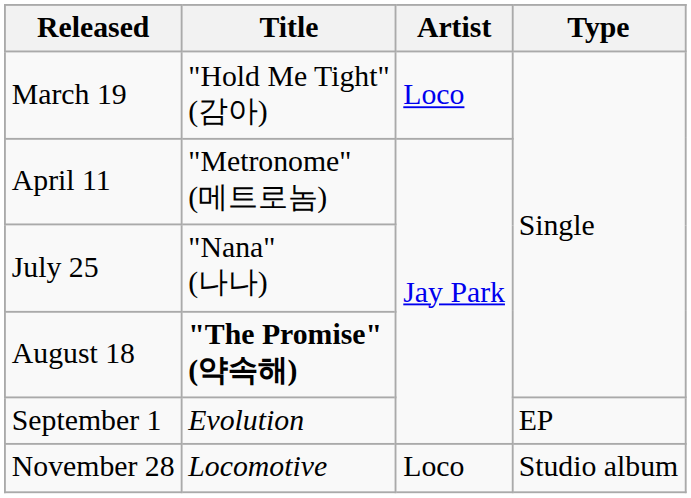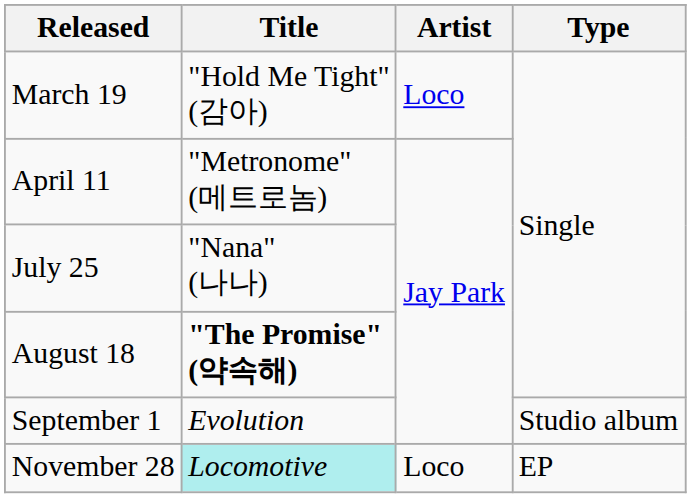(536, 420) EP -> (598, 420) Studio album
(258, 467) no background -> (258, 467) paleturquoise background
(598, 467) Studio album -> (536, 467) EP
